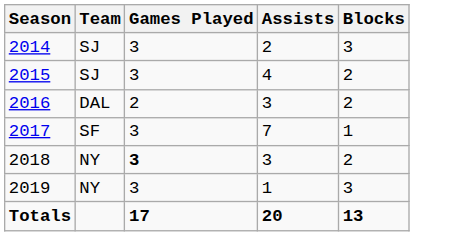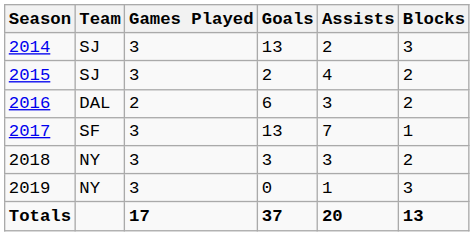+ column: (288, 19)
(134, 160) bold -> (134, 160) normal
